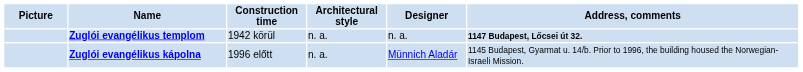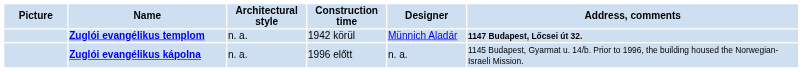columns swapped: (267, 16) <-> (347, 16)
(398, 35) n. a. -> (423, 35) Münnich Aladár
(423, 55) Münnich Aladár -> (398, 55) n. a.
